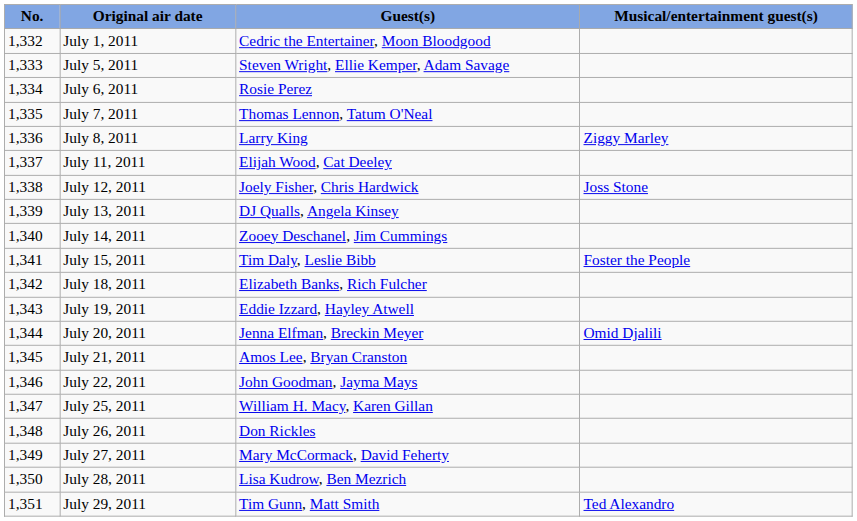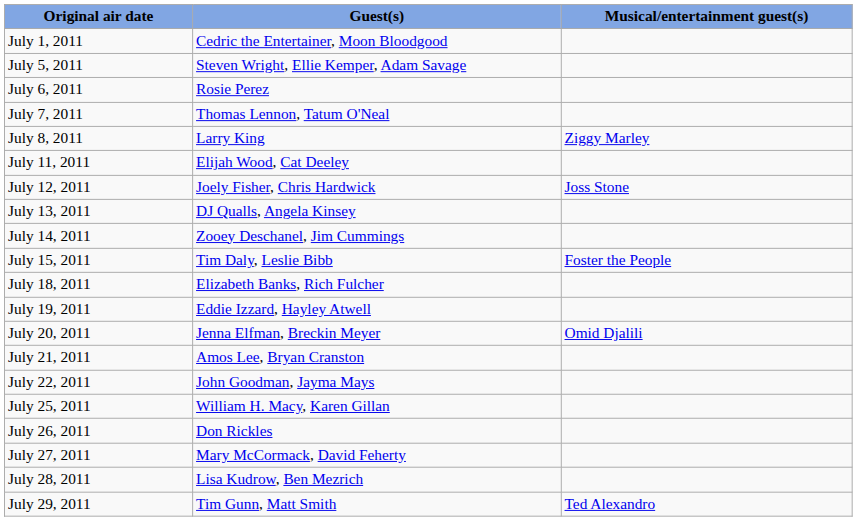- column: (32, 16)
